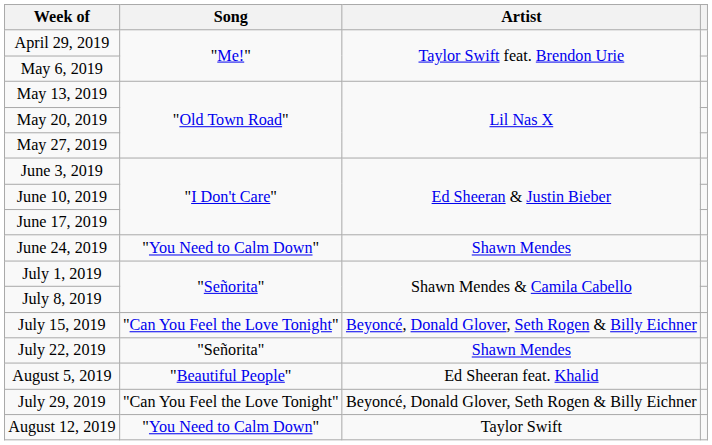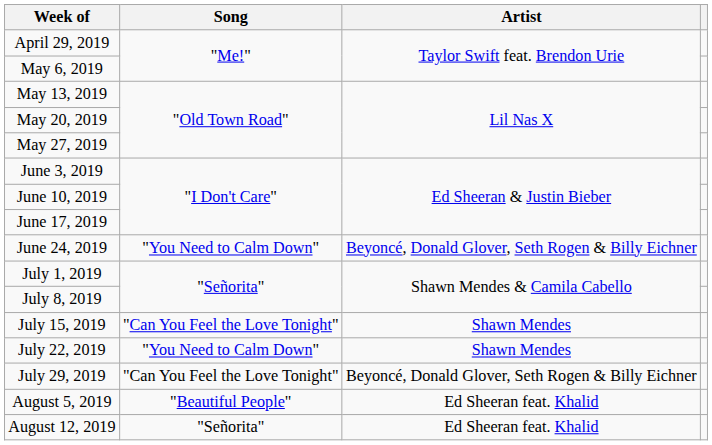(521, 247) Shawn Mendes -> (521, 247) Beyoncé, Donald Glover, Seth Rogen & Billy Eichner
(521, 324) Beyoncé, Donald Glover, Seth Rogen & Billy Eichner -> (521, 324) Shawn Mendes
(231, 350) "Señorita" -> (231, 350) "You Need to Calm Down"
rows swapped: (62, 401) <-> (62, 376)
(231, 427) "You Need to Calm Down" -> (231, 427) "Señorita"
(521, 427) Taylor Swift -> (521, 427) Ed Sheeran feat. Khalid
